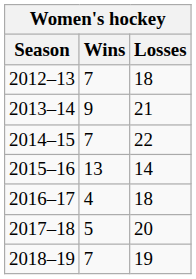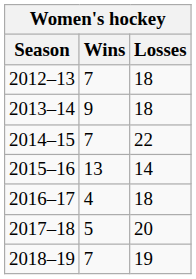(143, 109) 21 -> (143, 109) 18
